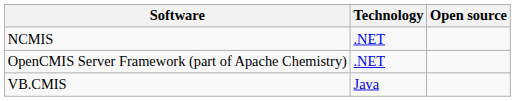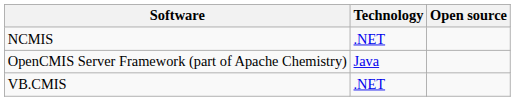(369, 61) .NET -> (366, 61) Java
(366, 84) Java -> (369, 84) .NET
